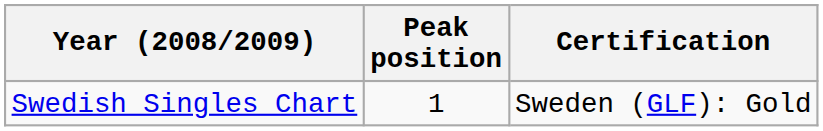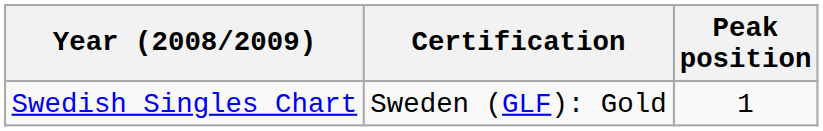columns swapped: (436, 43) <-> (663, 43)
